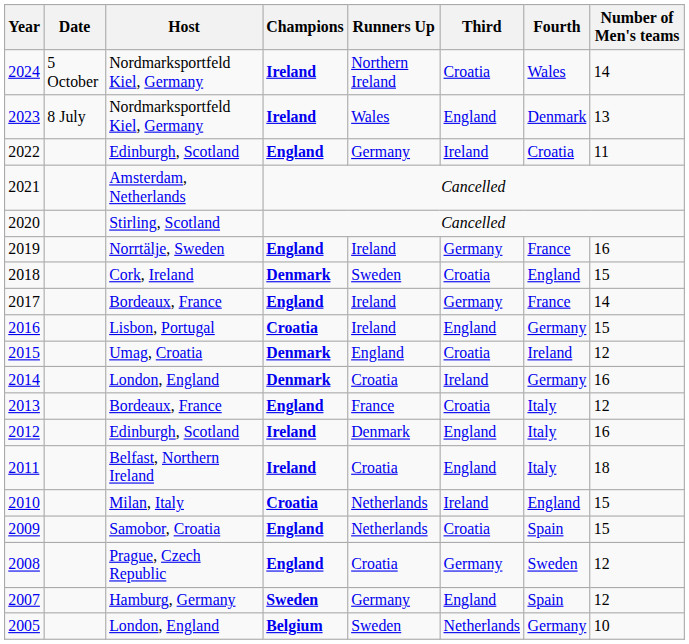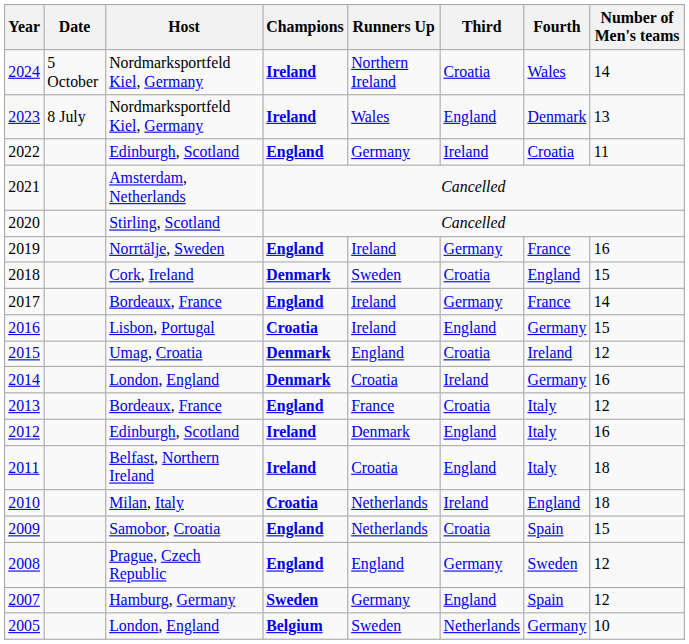(602, 503) 15 -> (602, 503) 18
(374, 564) Croatia -> (378, 564) England
